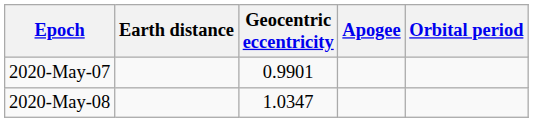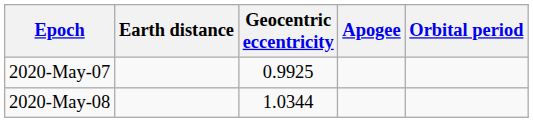(288, 72) 0.9901 -> (288, 72) 0.9925
(288, 102) 1.0347 -> (288, 102) 1.0344
